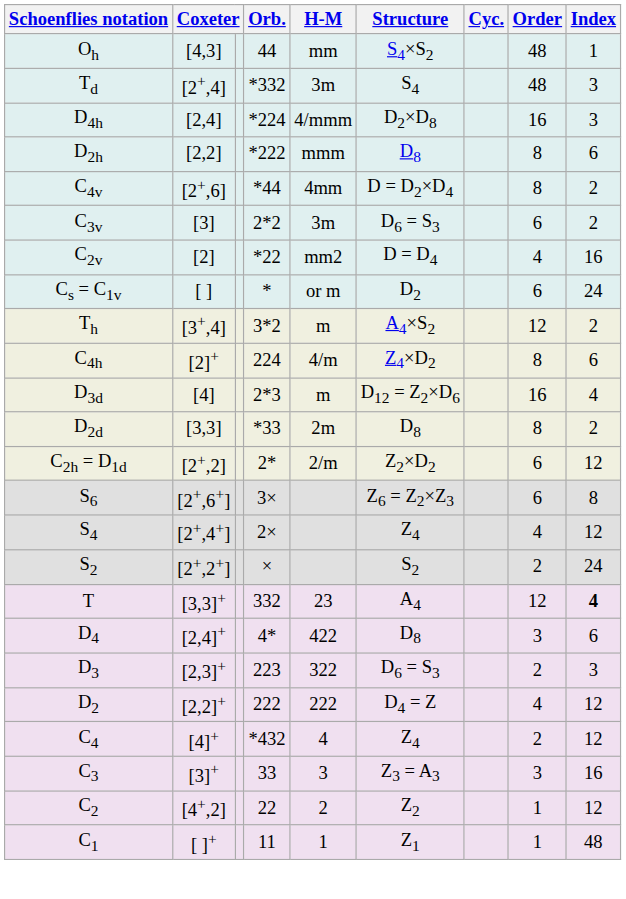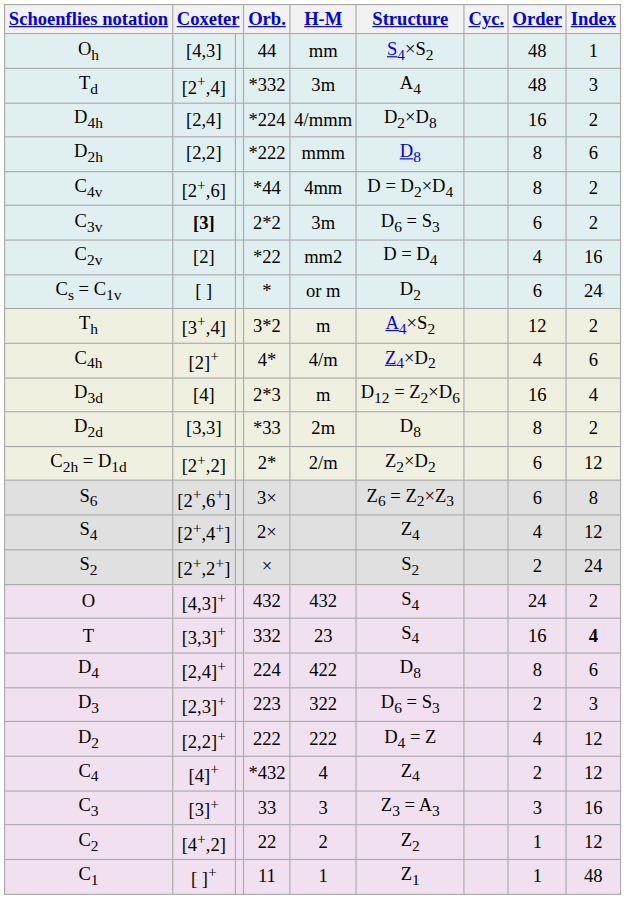(410, 85) S4 -> (410, 85) A4
(593, 119) 3 -> (593, 119) 2
(204, 222) normal -> (204, 222) bold
(267, 360) 224 -> (267, 360) 4*
(537, 360) 8 -> (537, 360) 4
+ row: (89, 601)
(410, 601) A4 -> (410, 635) S4
(537, 601) 12 -> (537, 635) 16
(267, 635) 4* -> (267, 670) 224
(537, 635) 3 -> (537, 670) 8
